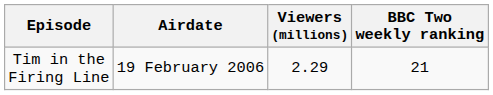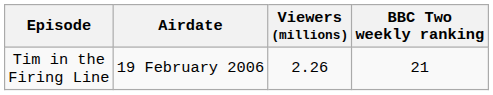(310, 69) 2.29 -> (310, 69) 2.26
